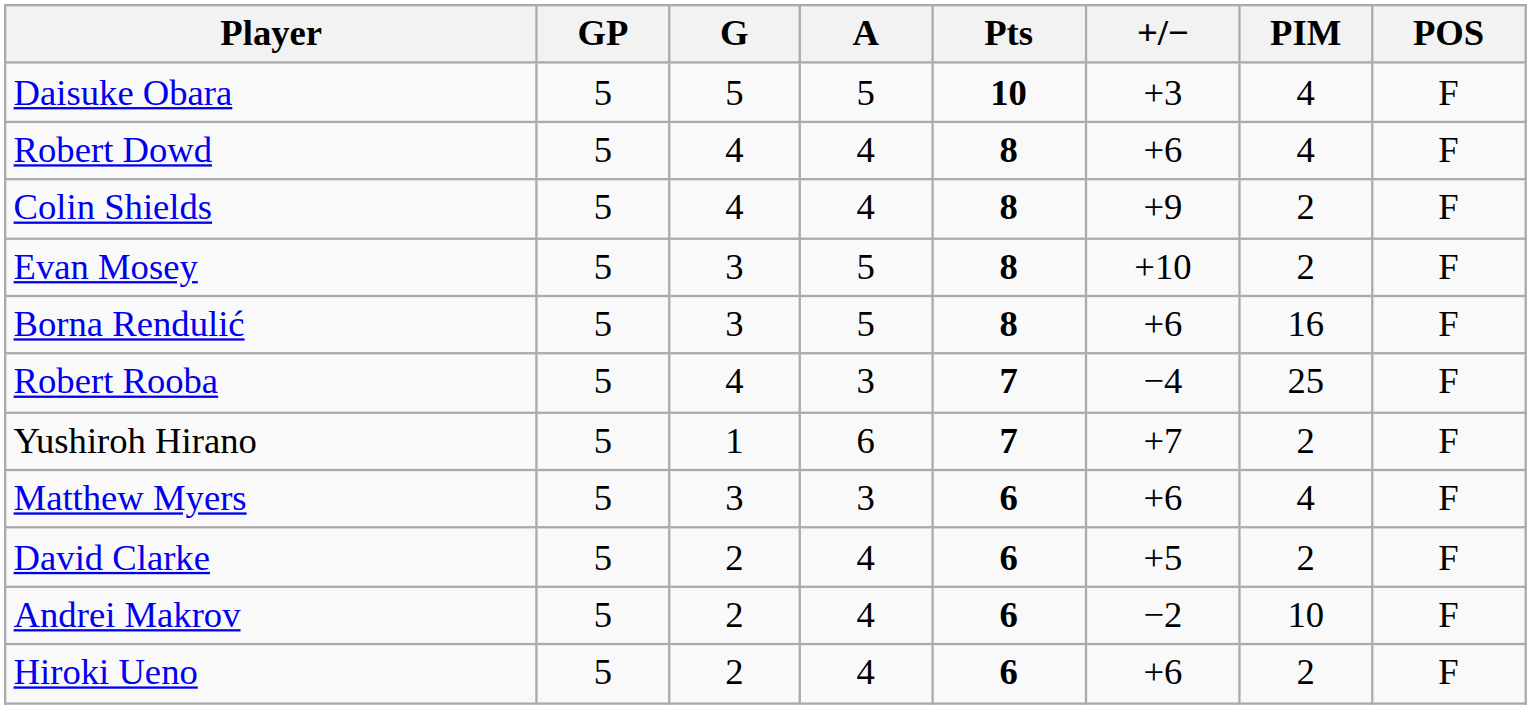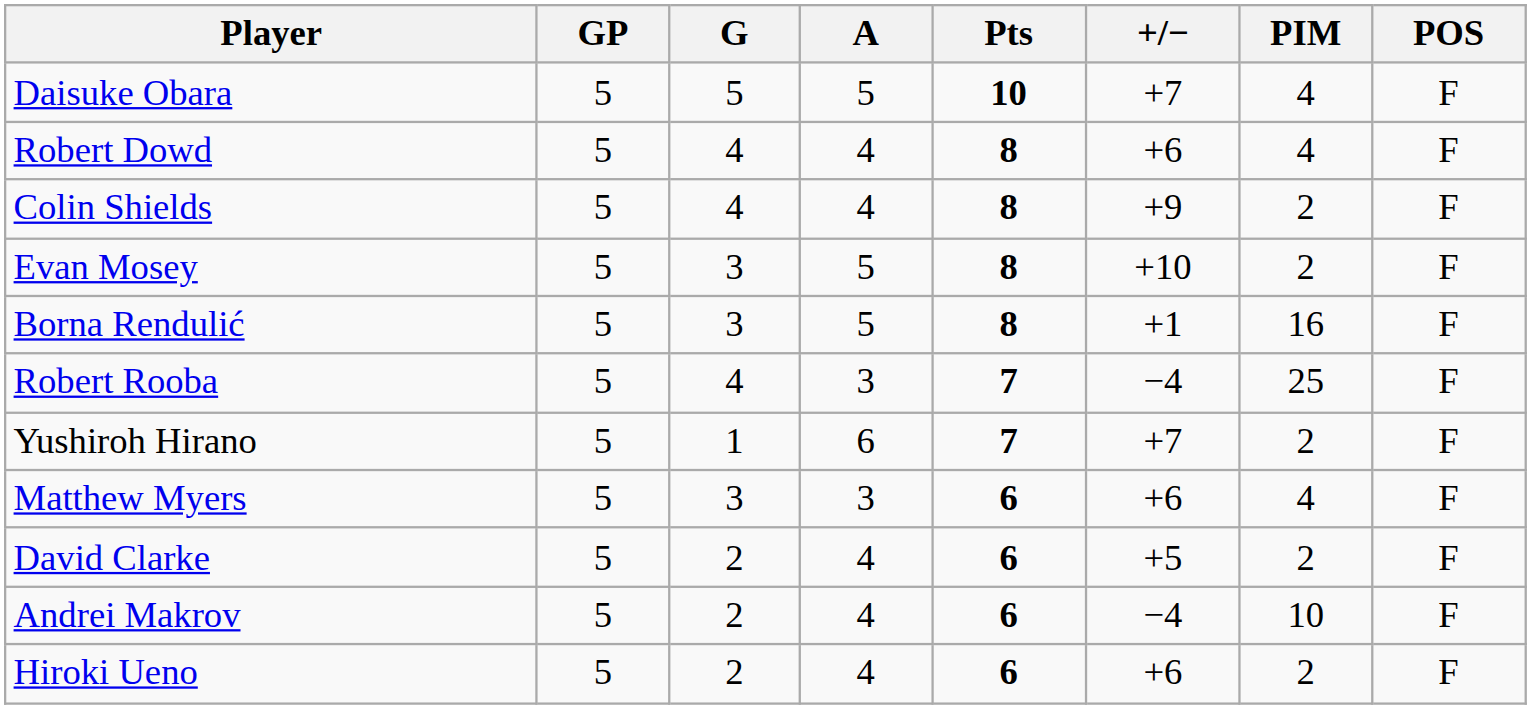(1163, 91) +3 -> (1163, 91) +7
(1163, 324) +6 -> (1163, 324) +1
(1163, 614) −2 -> (1163, 614) −4
